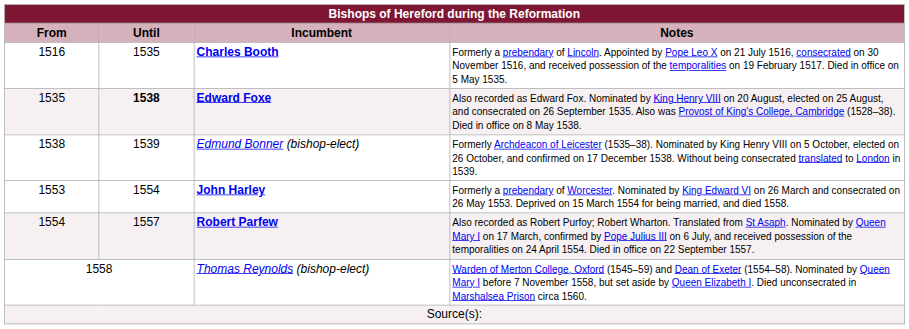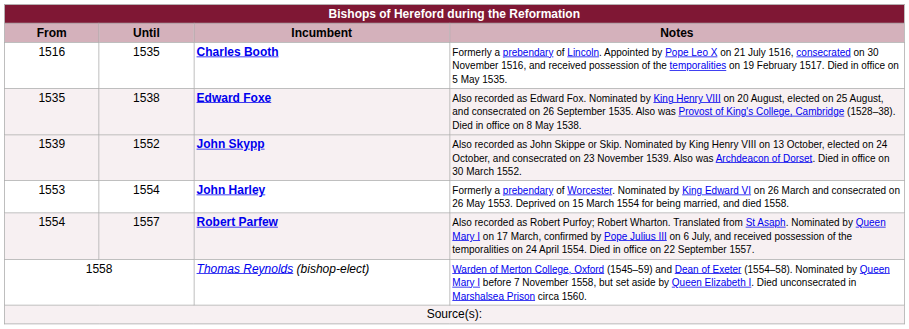(146, 98) bold -> (146, 98) normal
- row: (278, 144)
+ row: (231, 144)
